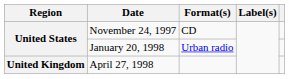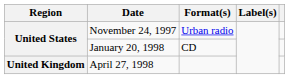(189, 30) CD -> (207, 30) Urban radio
(207, 47) Urban radio -> (189, 47) CD
